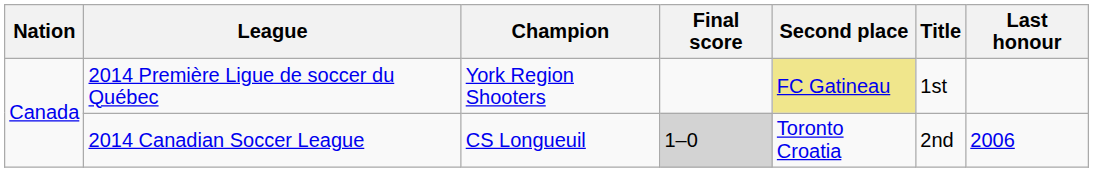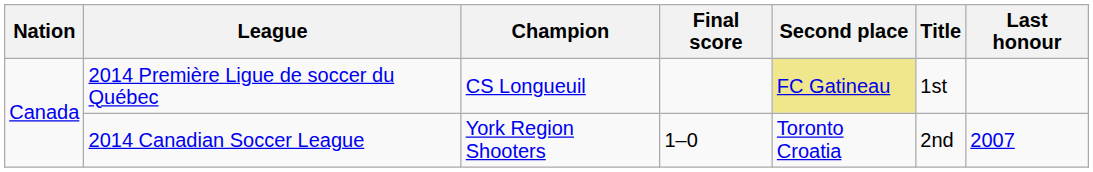(520, 85) York Region Shooters -> (526, 85) CS Longueuil
(526, 140) CS Longueuil -> (520, 140) York Region Shooters
(681, 140) lightgrey background -> (681, 140) no background
(993, 140) 2006 -> (993, 140) 2007
